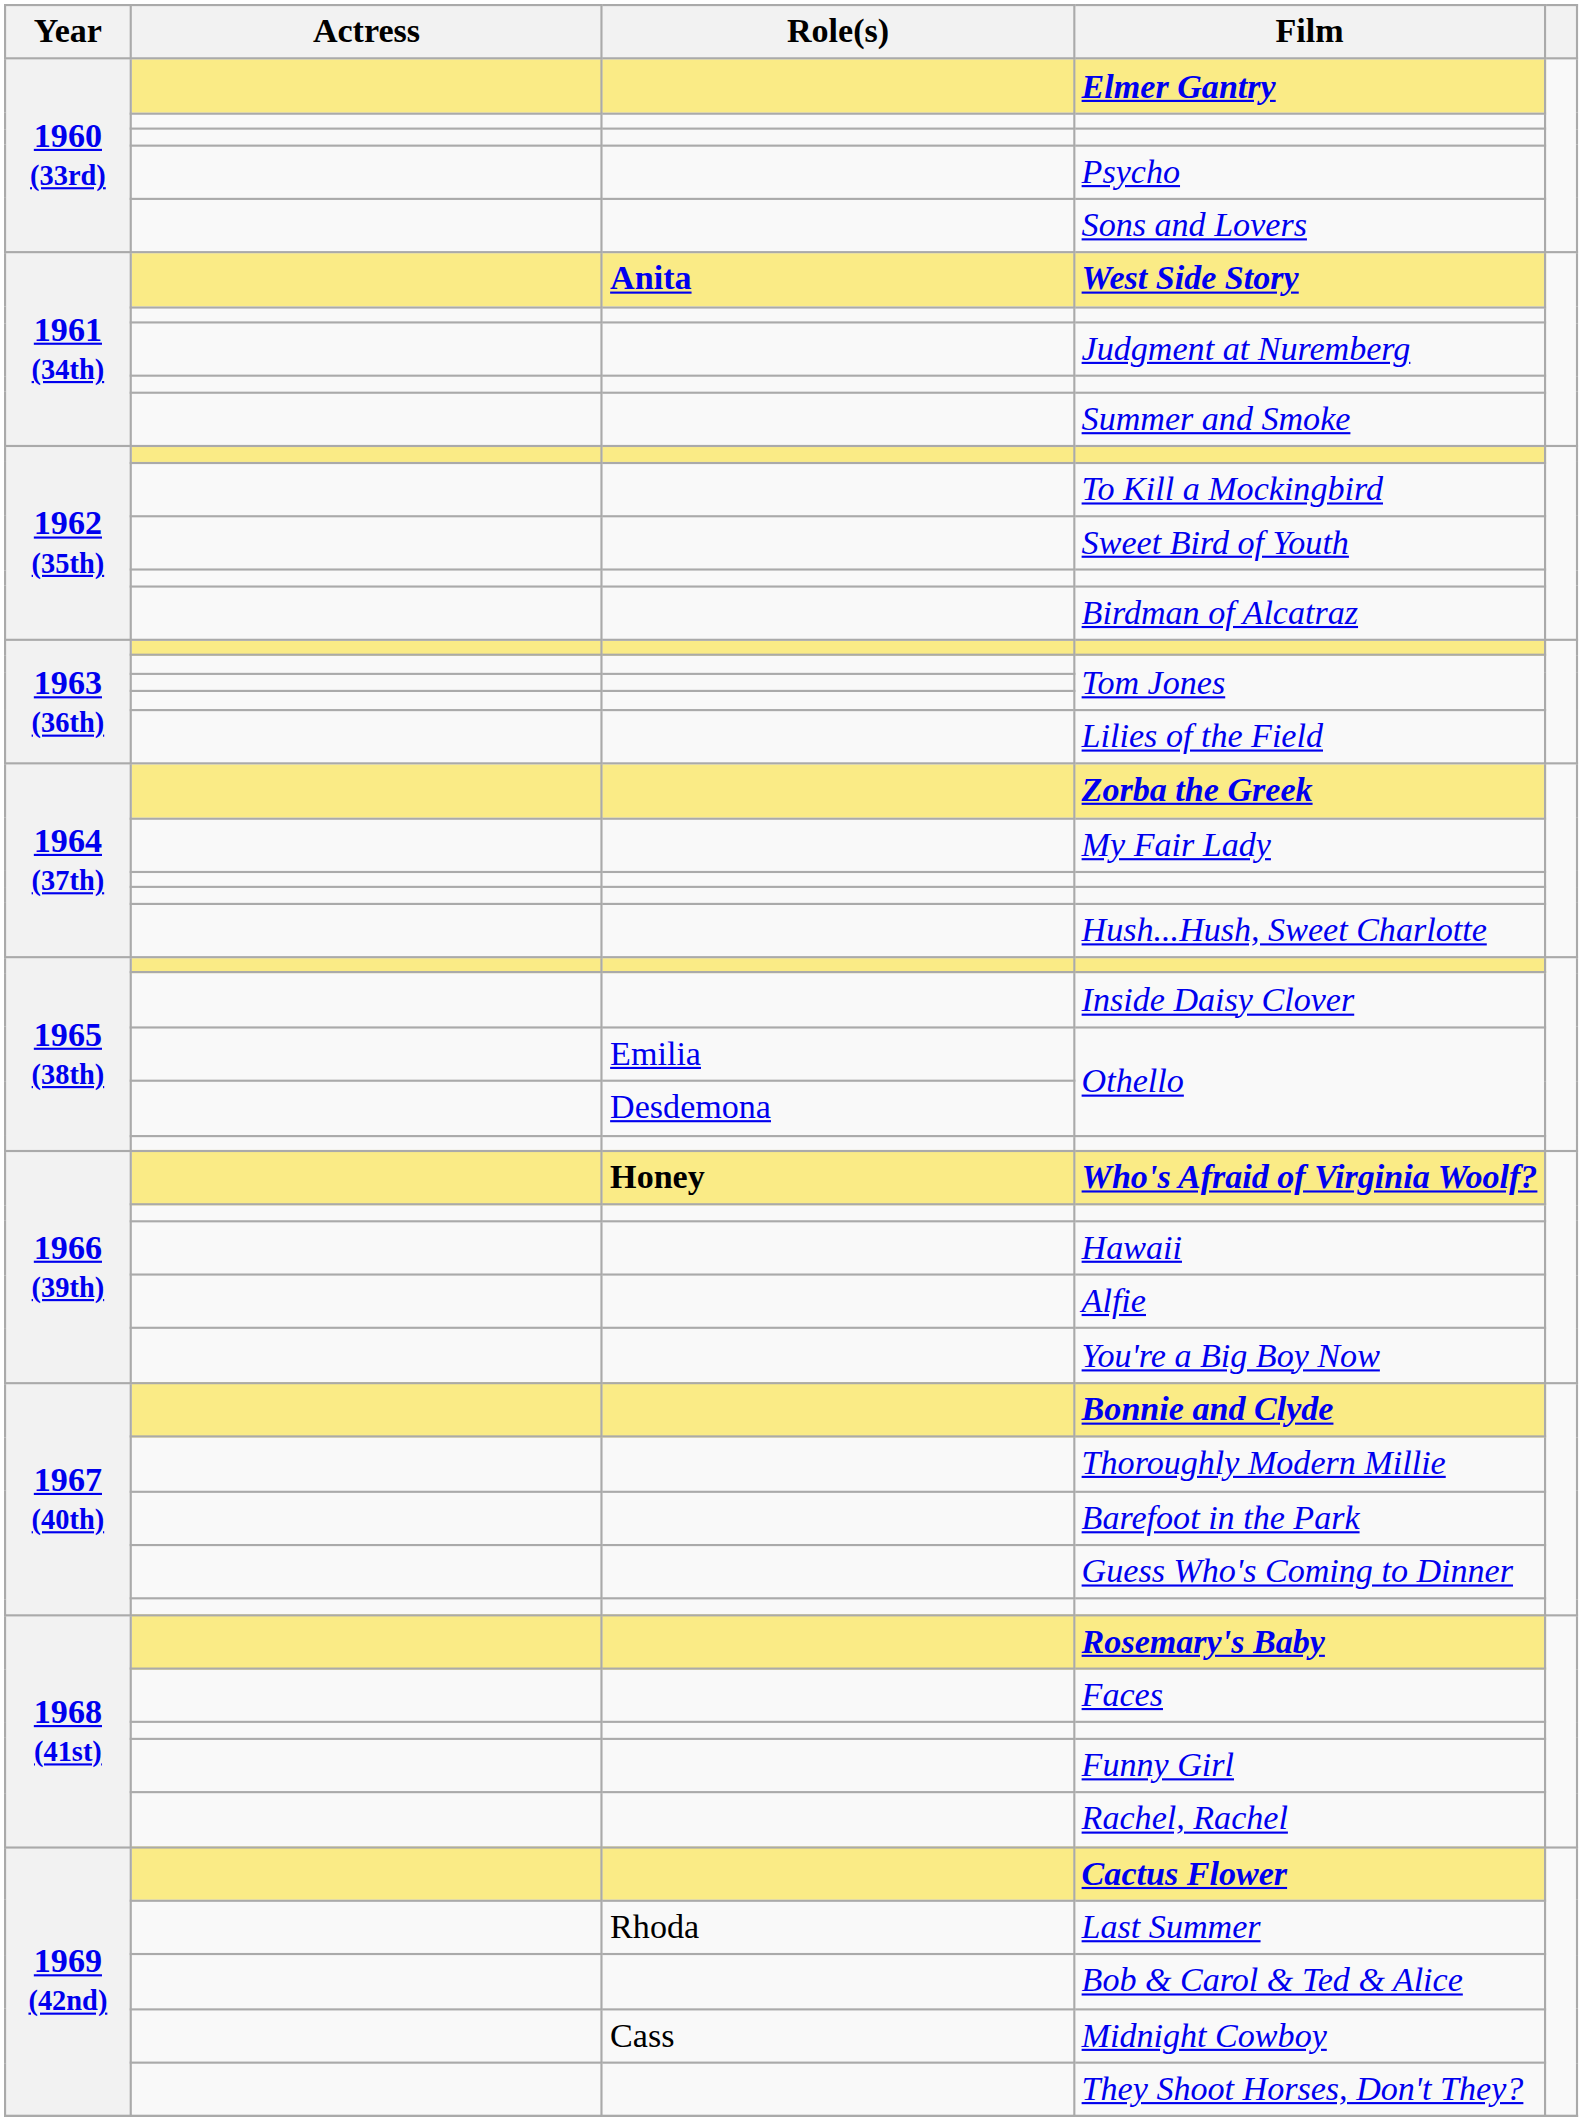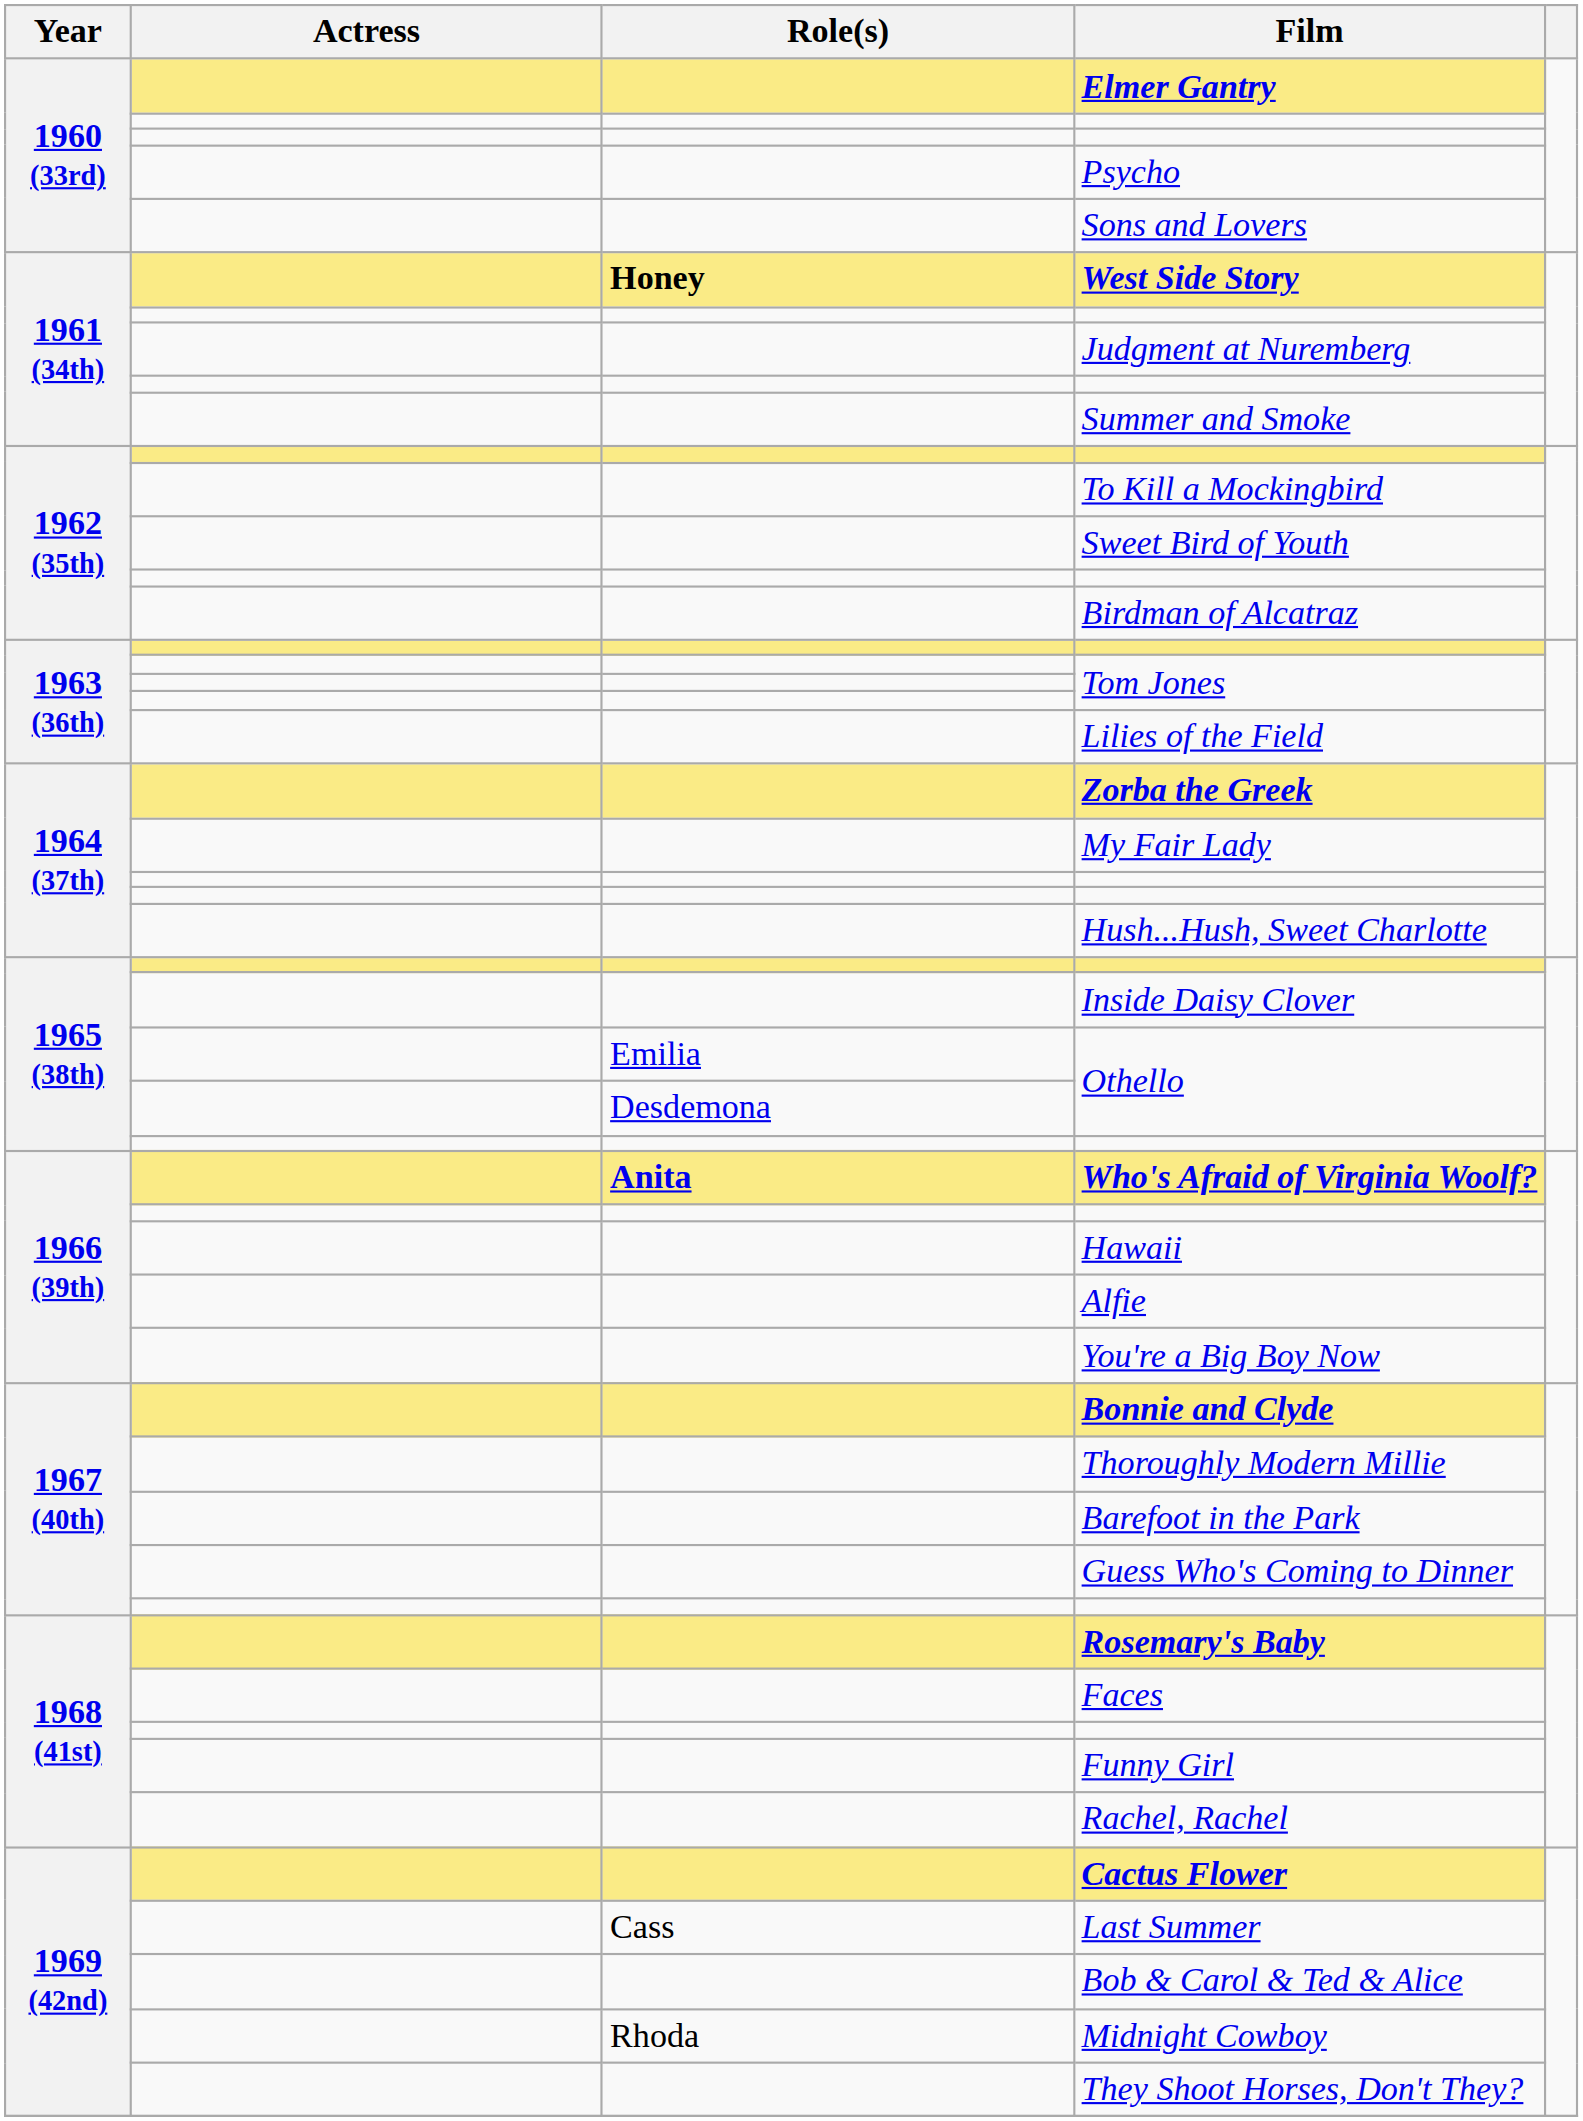(651, 279) Anita -> (657, 279) Honey
(657, 1177) Honey -> (651, 1177) Anita
(655, 1926) Rhoda -> (642, 1926) Cass
(642, 2035) Cass -> (655, 2035) Rhoda
